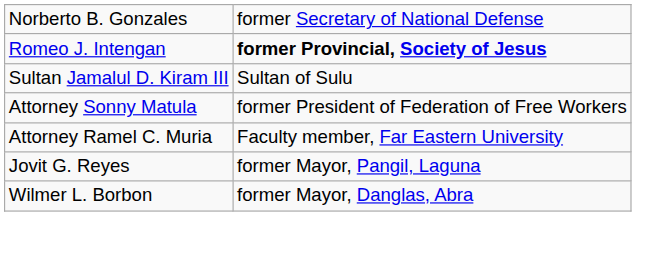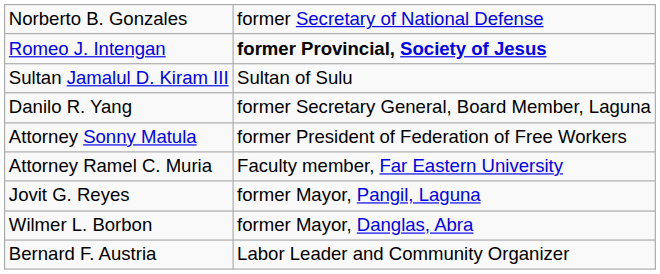+ row: (70, 107)
+ row: (83, 254)
